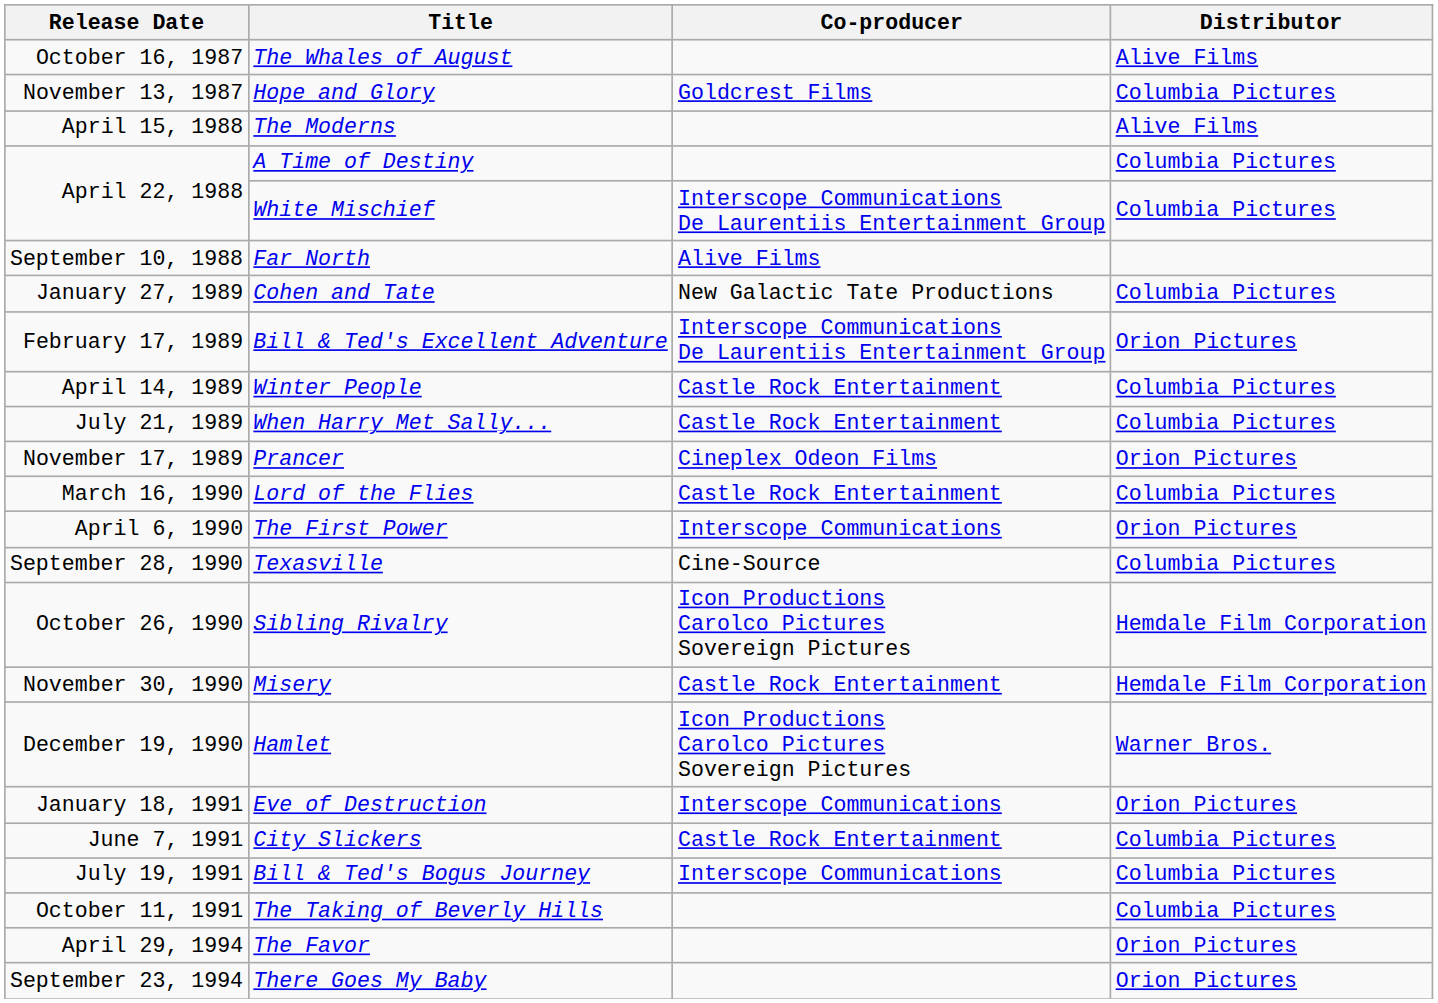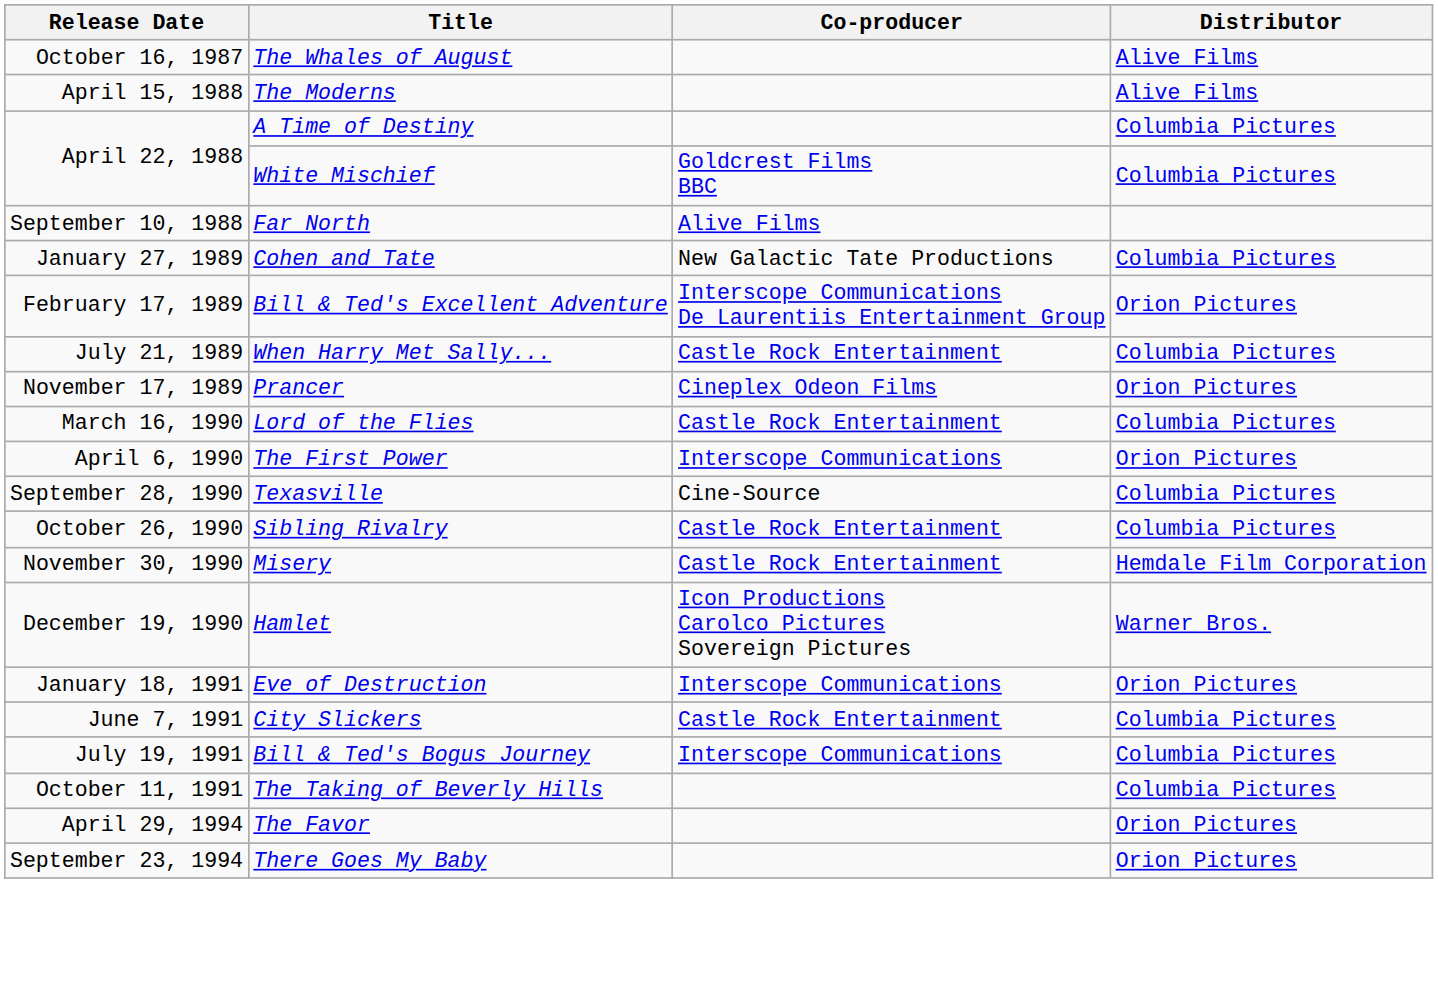- row: (344, 93)
(892, 211) Interscope Communications De Laurentiis Entertainment Group -> (775, 176) Goldcrest Films BBC
- row: (338, 389)
(795, 625) Icon Productions Carolco Pictures Sovereign Pictures -> (840, 529) Castle Rock Entertainment
(1271, 625) Hemdale Film Corporation -> (1226, 529) Columbia Pictures
